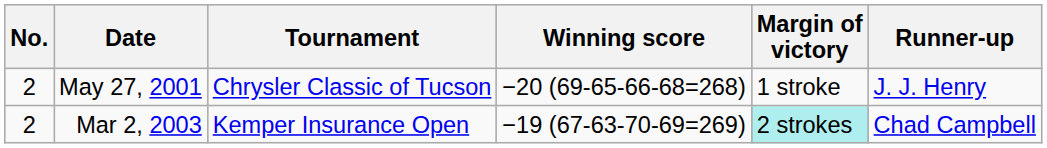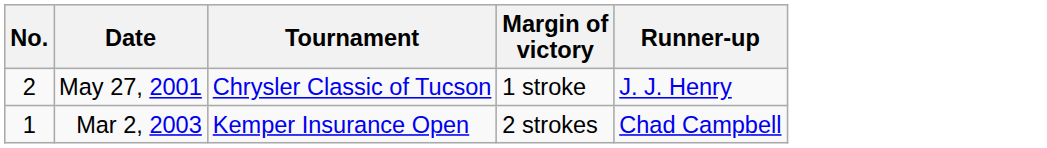- column: (624, 37)
(29, 125) 2 -> (29, 125) 1
(805, 125) paleturquoise background -> (550, 125) no background
